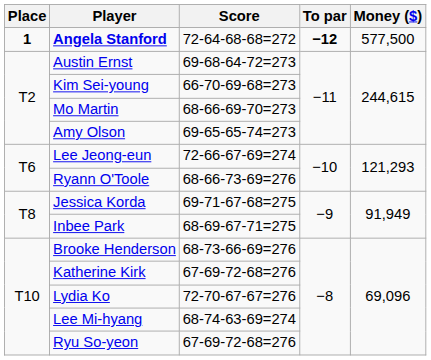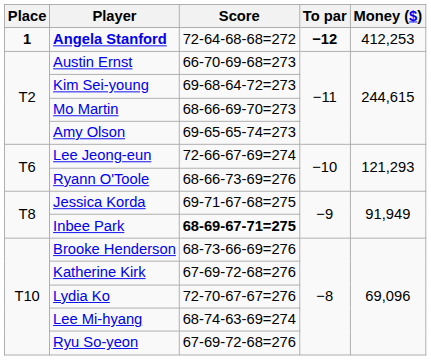(388, 39) 577,500 -> (388, 39) 412,253
(239, 62) 69-68-64-72=273 -> (239, 62) 66-70-69-68=273
(239, 86) 66-70-69-68=273 -> (239, 86) 69-68-64-72=273
(239, 226) normal -> (239, 226) bold
